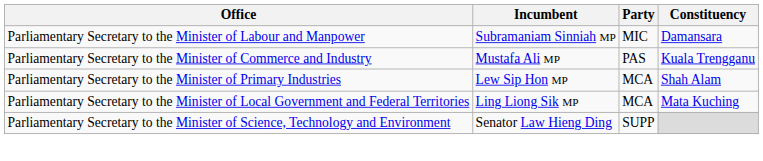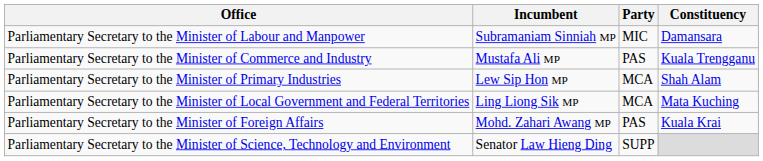+ row: (165, 123)
